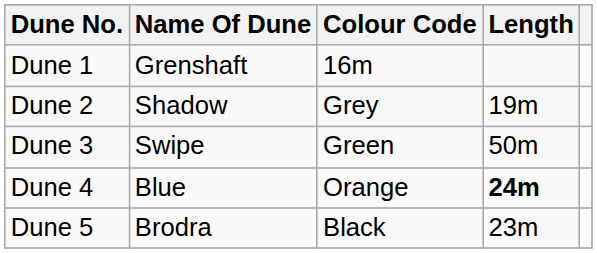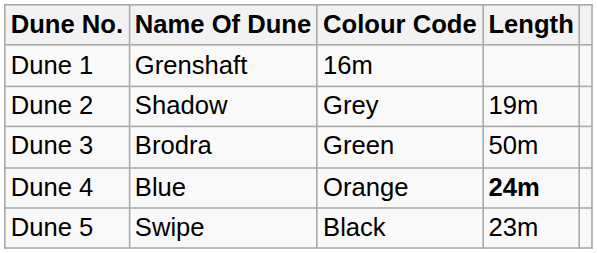(170, 146) Swipe -> (173, 146) Brodra
(173, 227) Brodra -> (170, 227) Swipe
